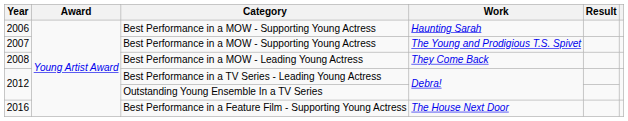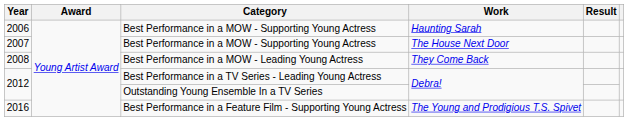(496, 44) The Young and Prodigious T.S. Spivet -> (460, 44) The House Next Door
(460, 108) The House Next Door -> (496, 108) The Young and Prodigious T.S. Spivet
